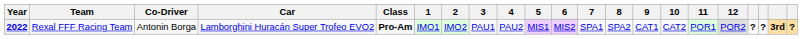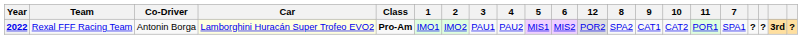columns swapped: (592, 12) <-> (733, 12)
(287, 27) no background -> (287, 27) lightyellow background
